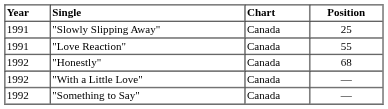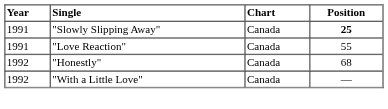(346, 29) normal -> (346, 29) bold
- row: (96, 95)
